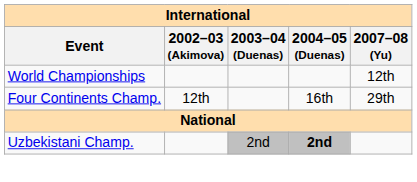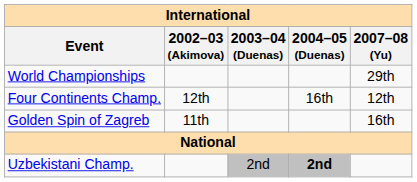(381, 76) 12th -> (381, 76) 29th
(381, 98) 29th -> (381, 98) 12th
+ row: (79, 120)
